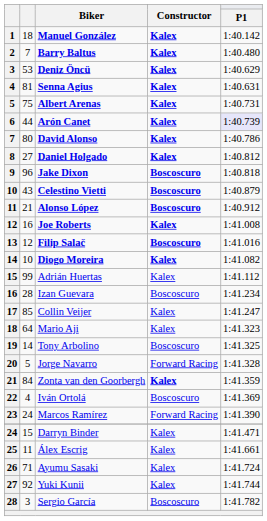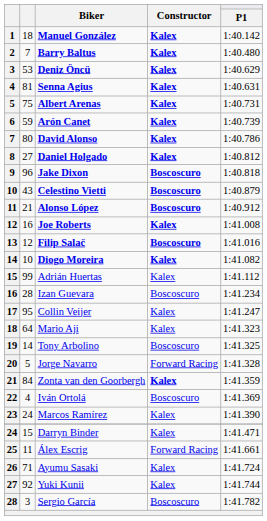(28, 121) 44 -> (28, 121) 59
(241, 121) lavender background -> (241, 121) no background
(28, 311) 85 -> (28, 311) 95
(184, 415) Forward Racing -> (163, 415) Kalex
(163, 449) Kalex -> (184, 449) Forward Racing
